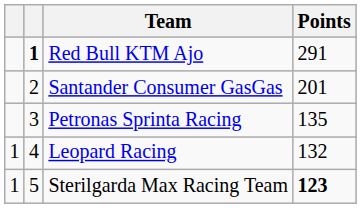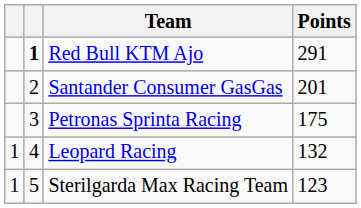(312, 119) 135 -> (312, 119) 175
(312, 185) bold -> (312, 185) normal
